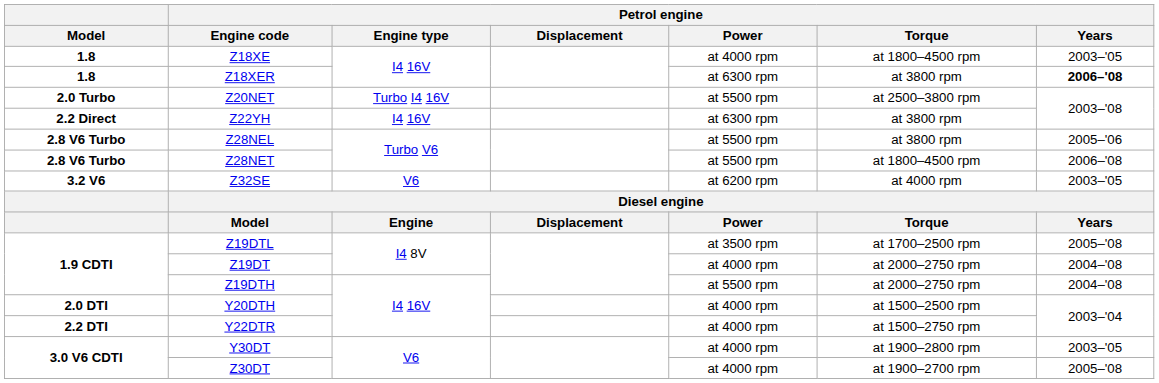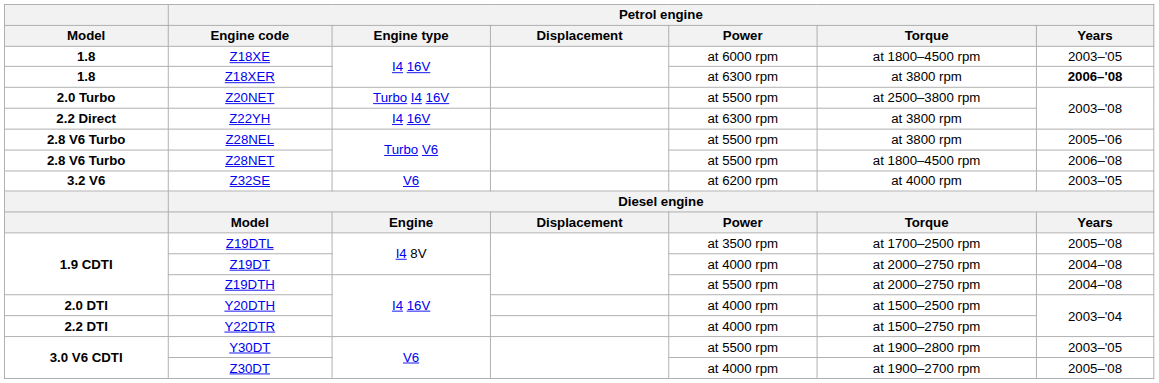(743, 56) at 4000 rpm -> (743, 56) at 6000 rpm
(743, 347) at 4000 rpm -> (743, 347) at 5500 rpm
